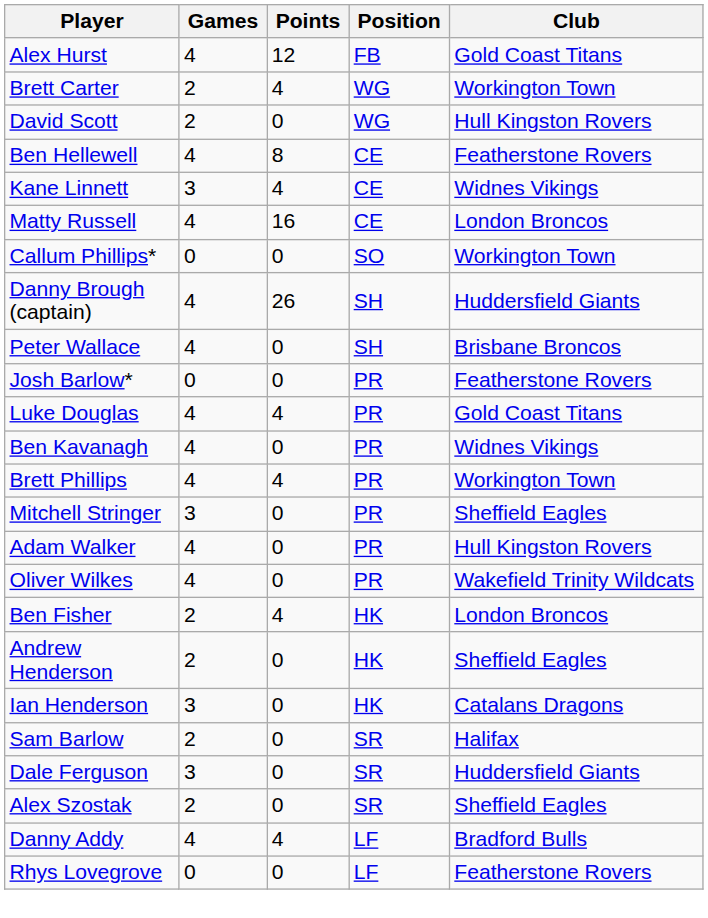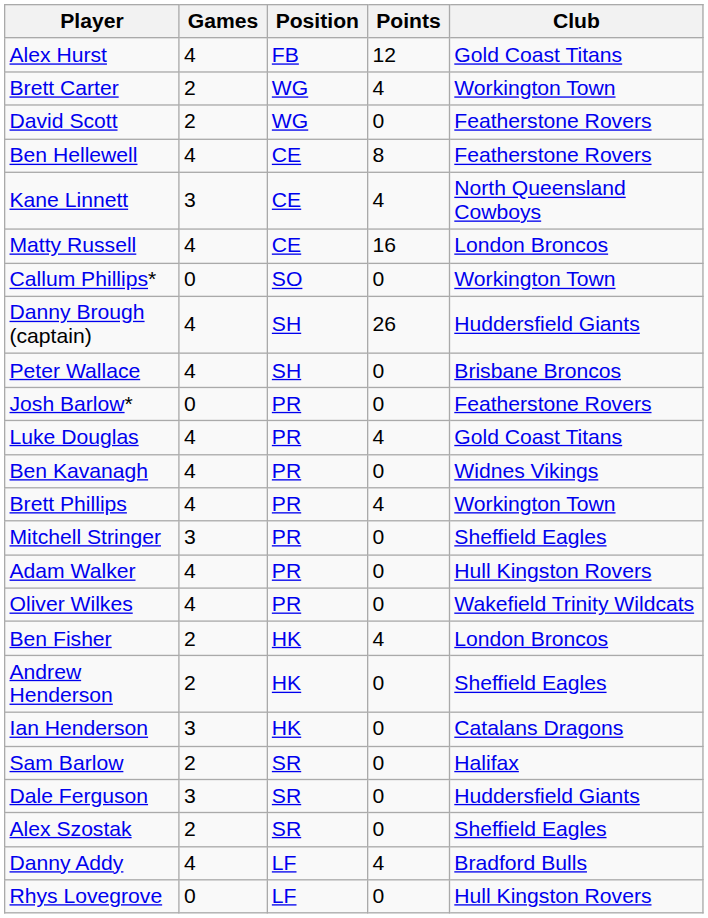columns swapped: (308, 21) <-> (399, 21)
(553, 121) Hull Kingston Rovers -> (553, 121) Featherstone Rovers
(526, 188) Widnes Vikings -> (540, 200) North Queensland Cowboys
(553, 872) Featherstone Rovers -> (553, 896) Hull Kingston Rovers
